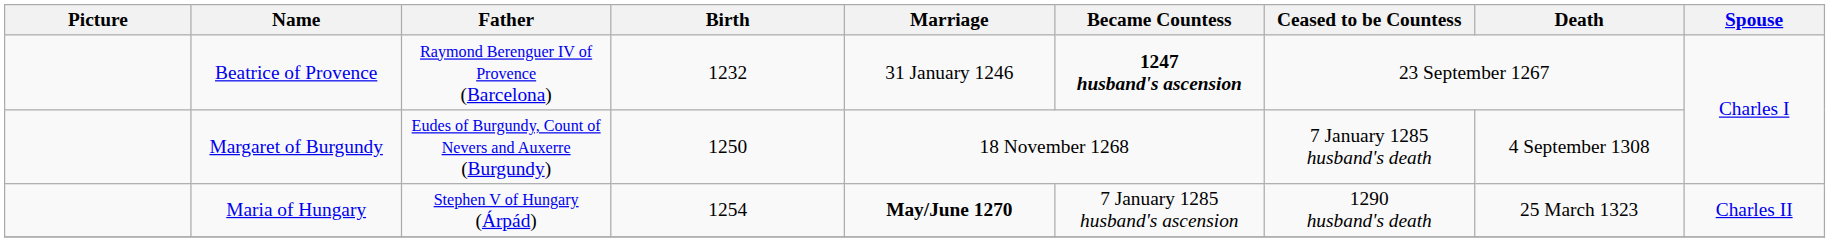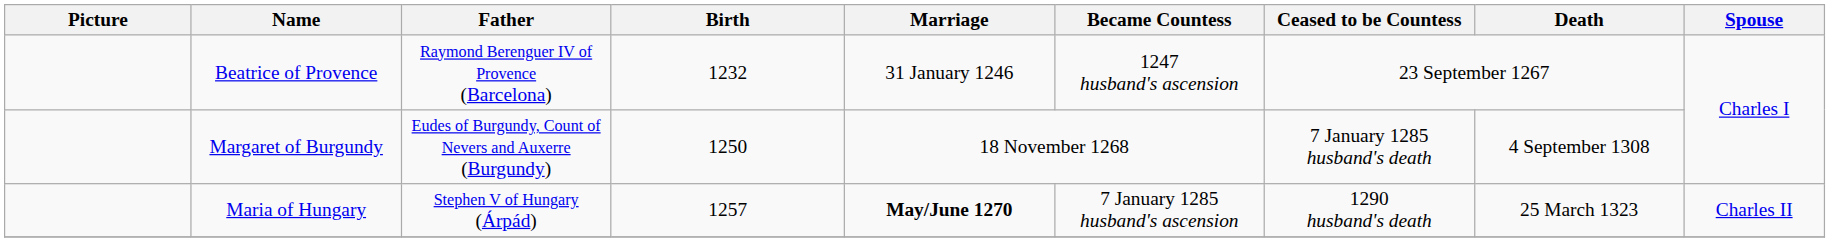(1159, 72) bold -> (1159, 72) normal
(728, 209) 1254 -> (728, 209) 1257
